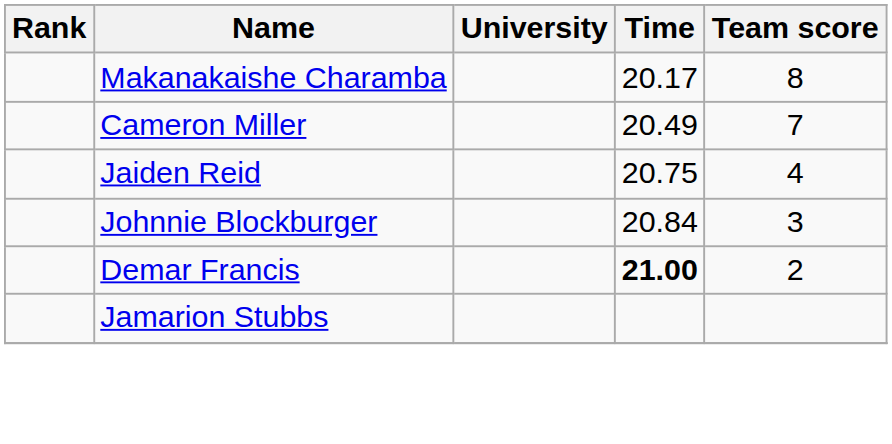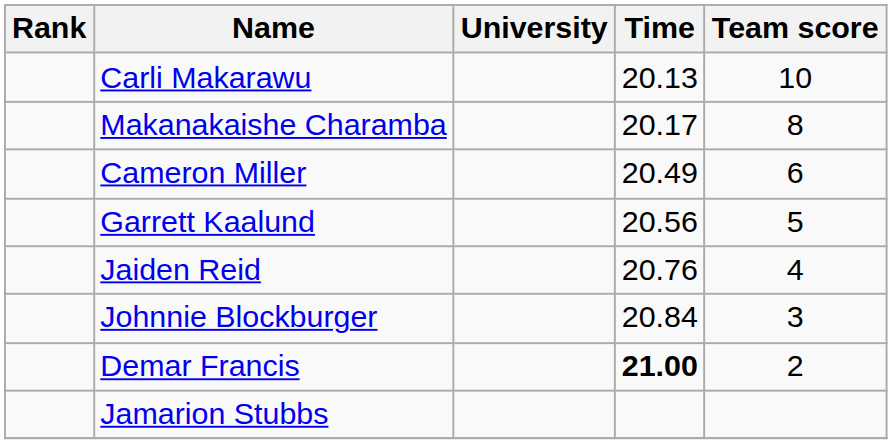+ row: (206, 76)
(795, 125) 7 -> (795, 173) 6
+ row: (208, 221)
(660, 173) 20.75 -> (660, 269) 20.76
